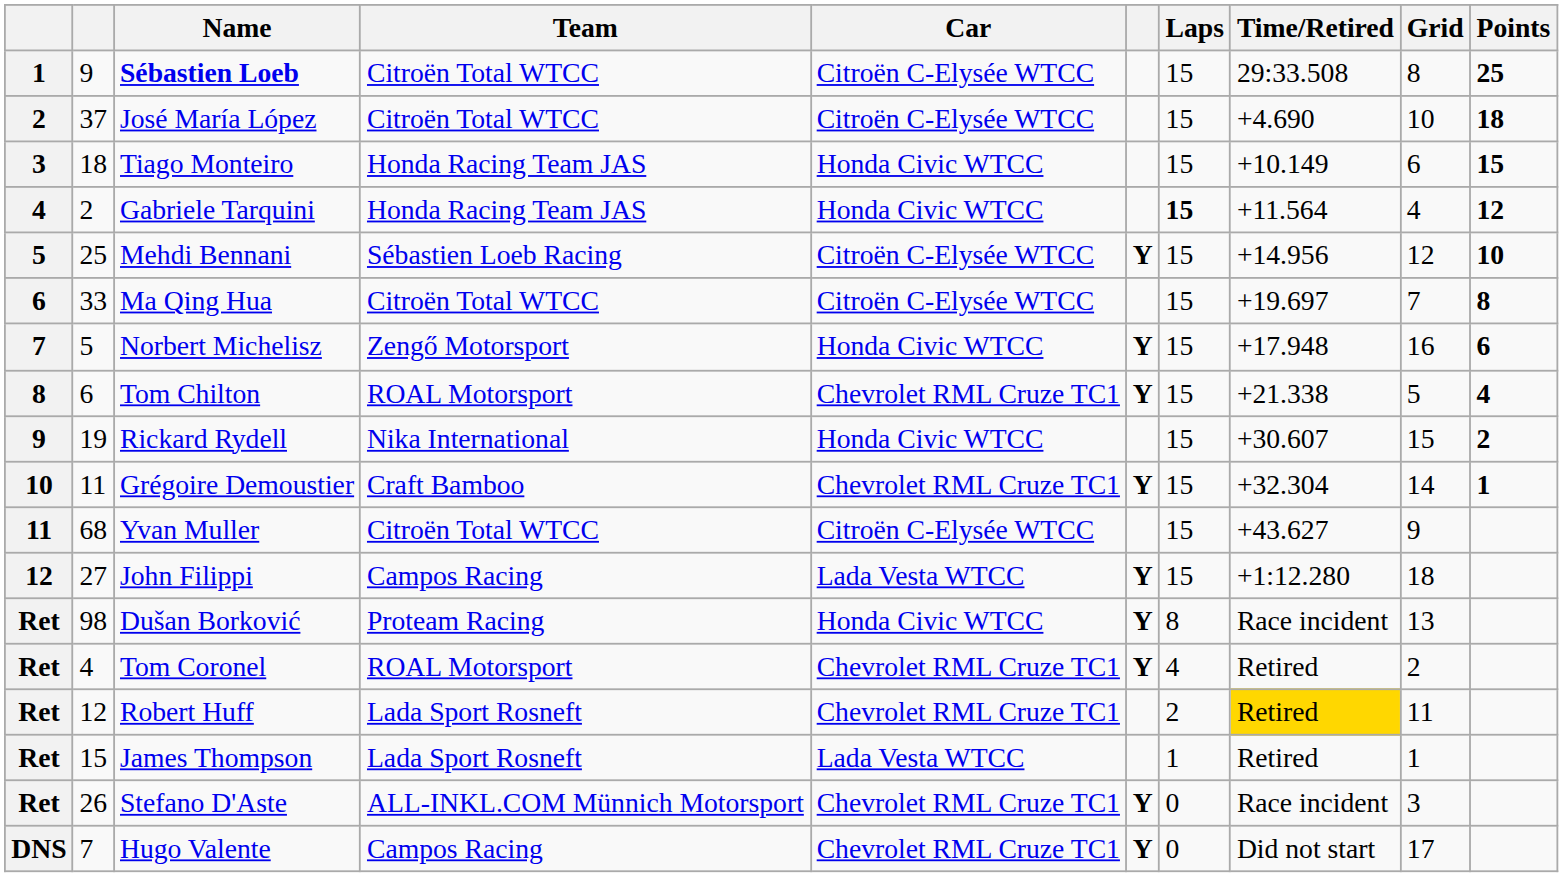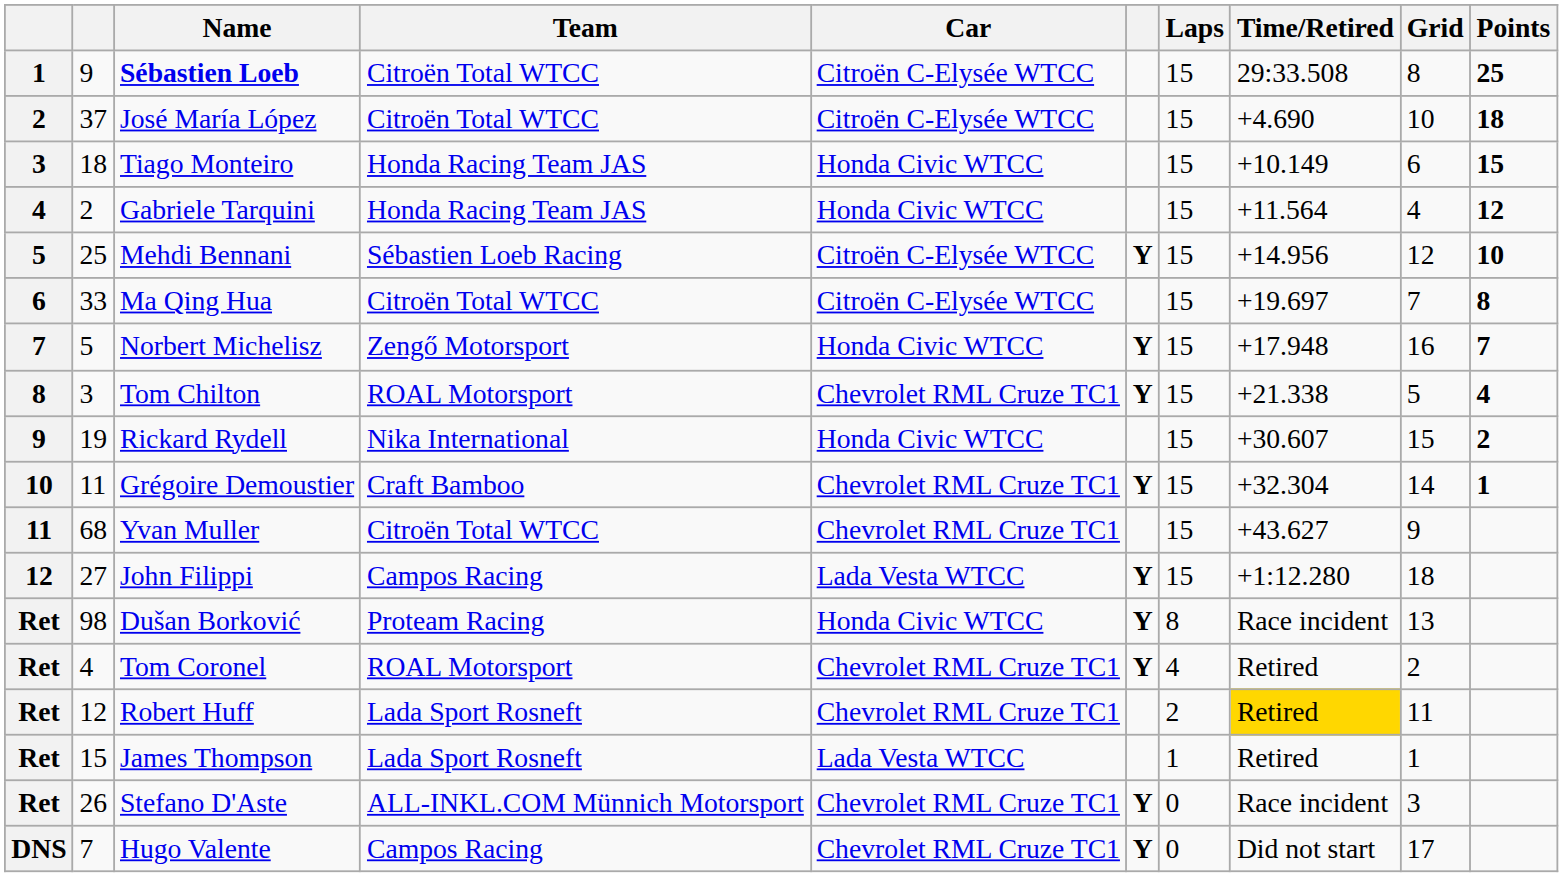(1179, 209) bold -> (1179, 209) normal
(1483, 346) 6 -> (1483, 346) 7
(86, 392) 6 -> (86, 392) 3
(955, 529) Citroën C-Elysée WTCC -> (968, 529) Chevrolet RML Cruze TC1
